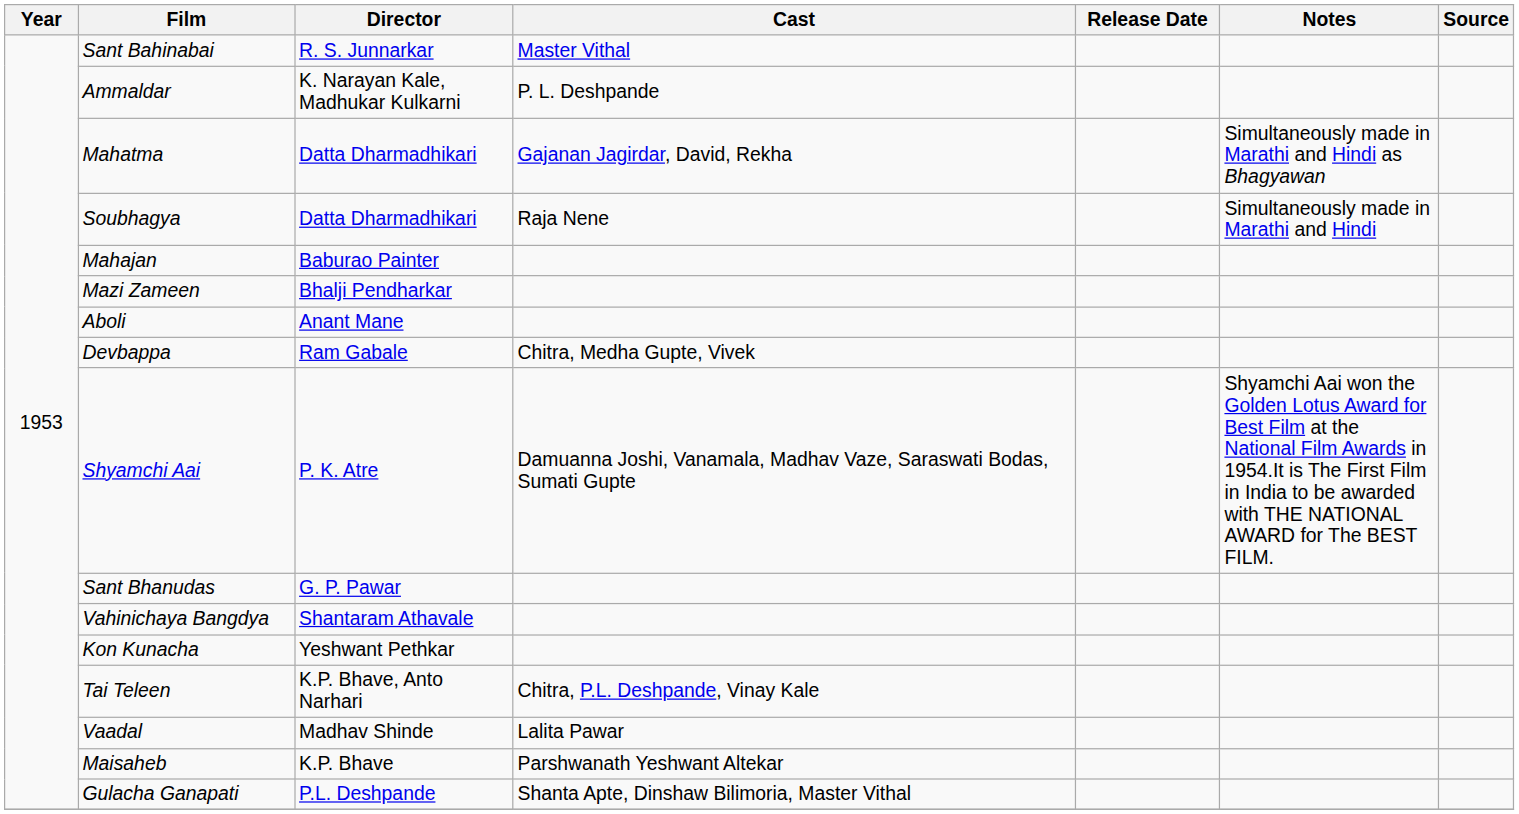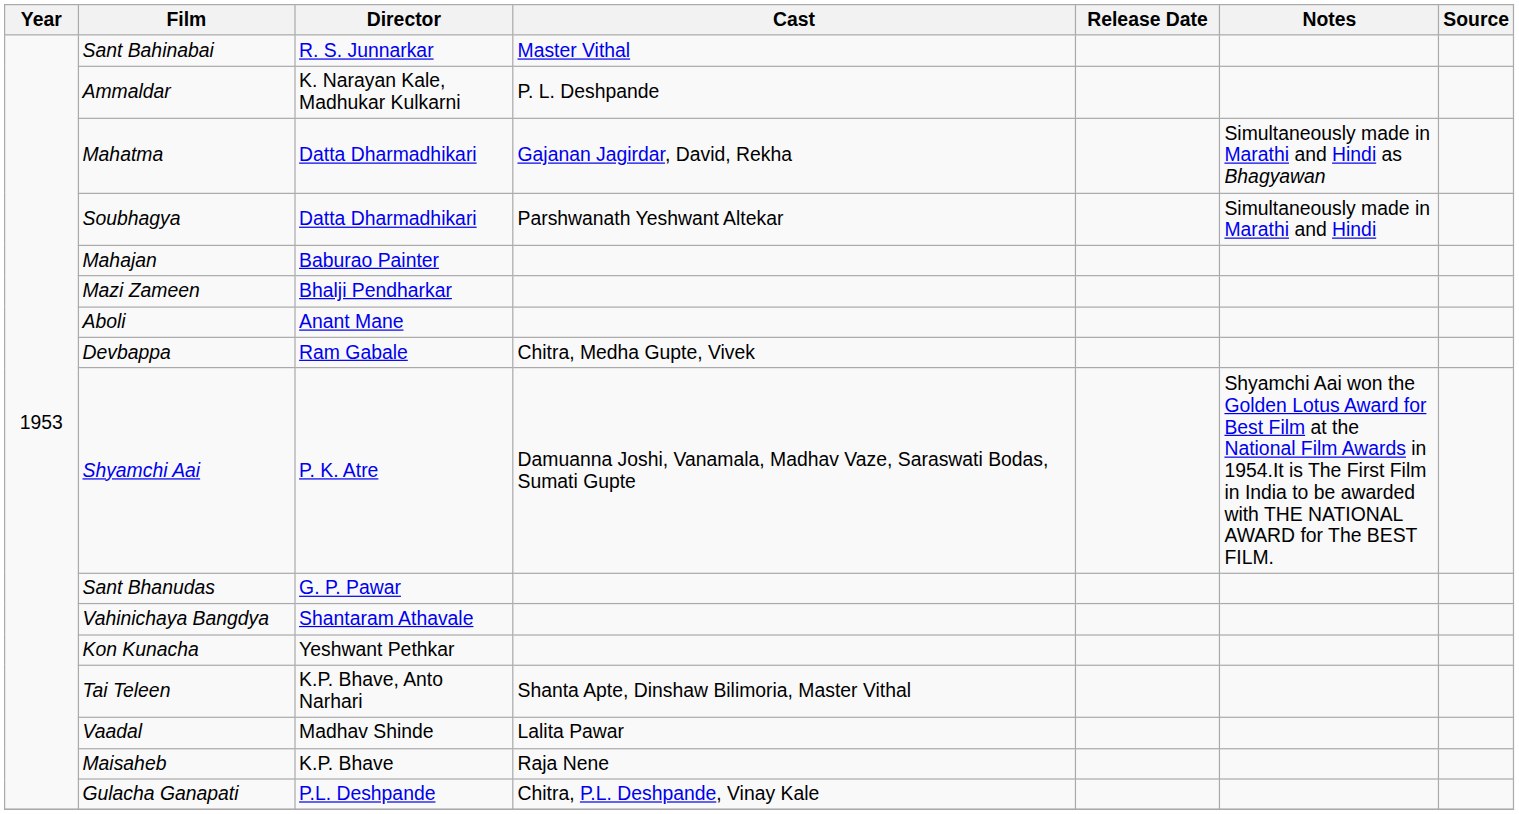(563, 218) Raja Nene -> (650, 218) Parshwanath Yeshwant Altekar
(668, 691) Chitra, P.L. Deshpande, Vinay Kale -> (714, 691) Shanta Apte, Dinshaw Bilimoria, Master Vithal
(650, 763) Parshwanath Yeshwant Altekar -> (563, 763) Raja Nene
(714, 794) Shanta Apte, Dinshaw Bilimoria, Master Vithal -> (668, 794) Chitra, P.L. Deshpande, Vinay Kale
